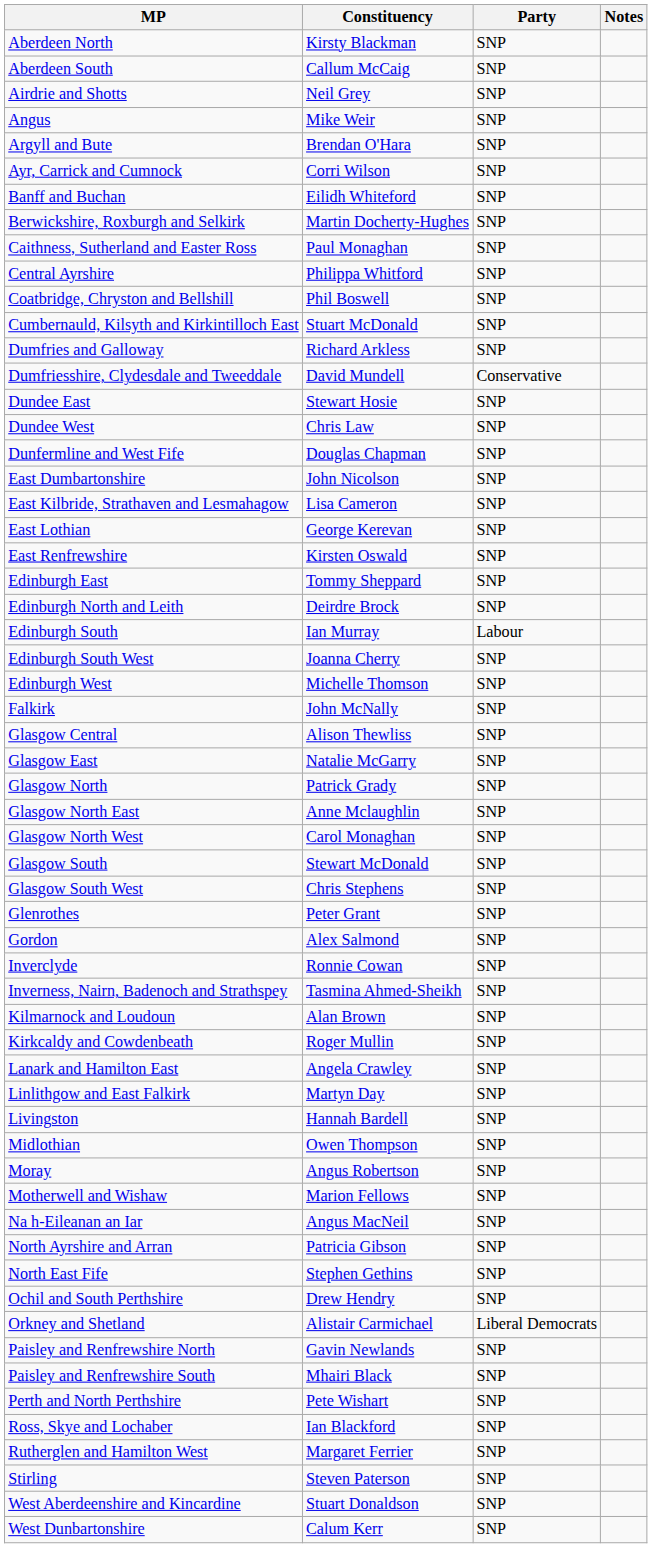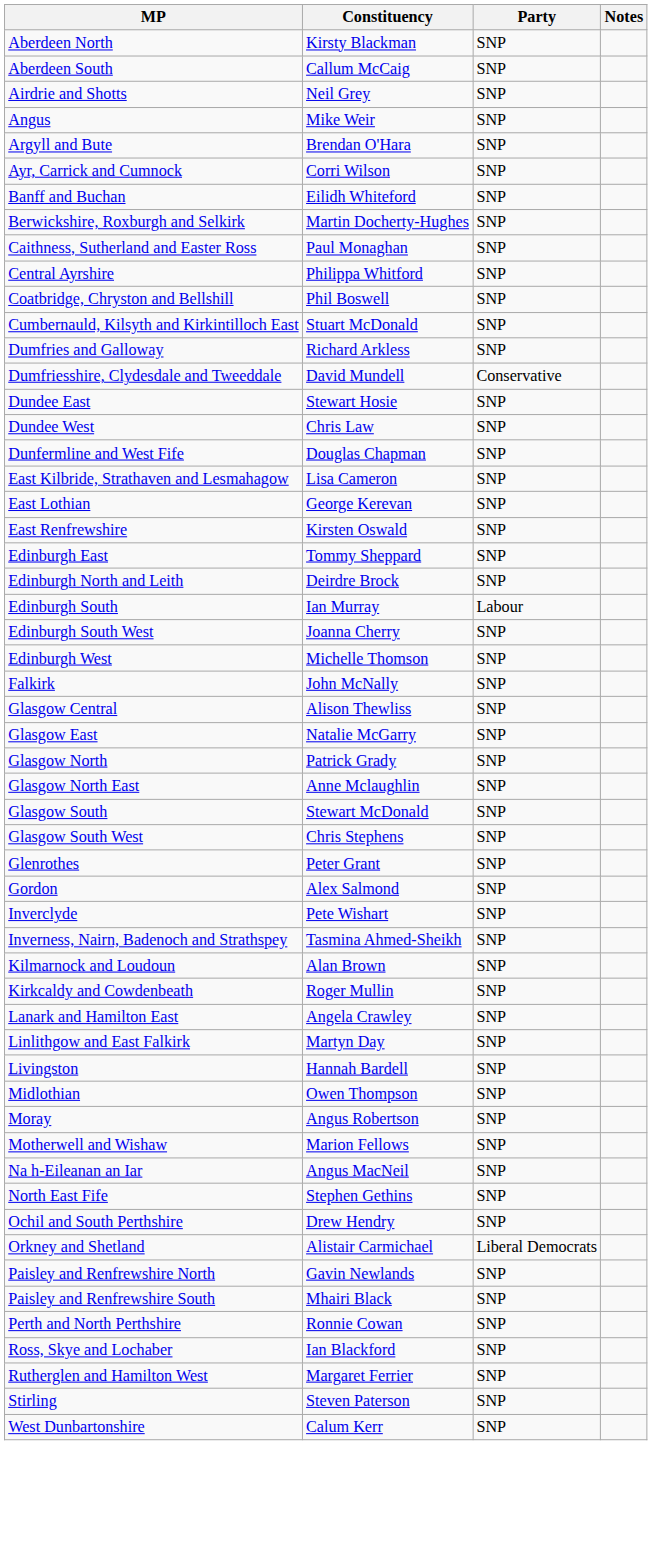- row: (77, 478)
- row: (76, 837)
(354, 965) Ronnie Cowan -> (347, 914) Pete Wishart
- row: (90, 1247)
(347, 1401) Pete Wishart -> (354, 1324) Ronnie Cowan
- row: (124, 1503)
